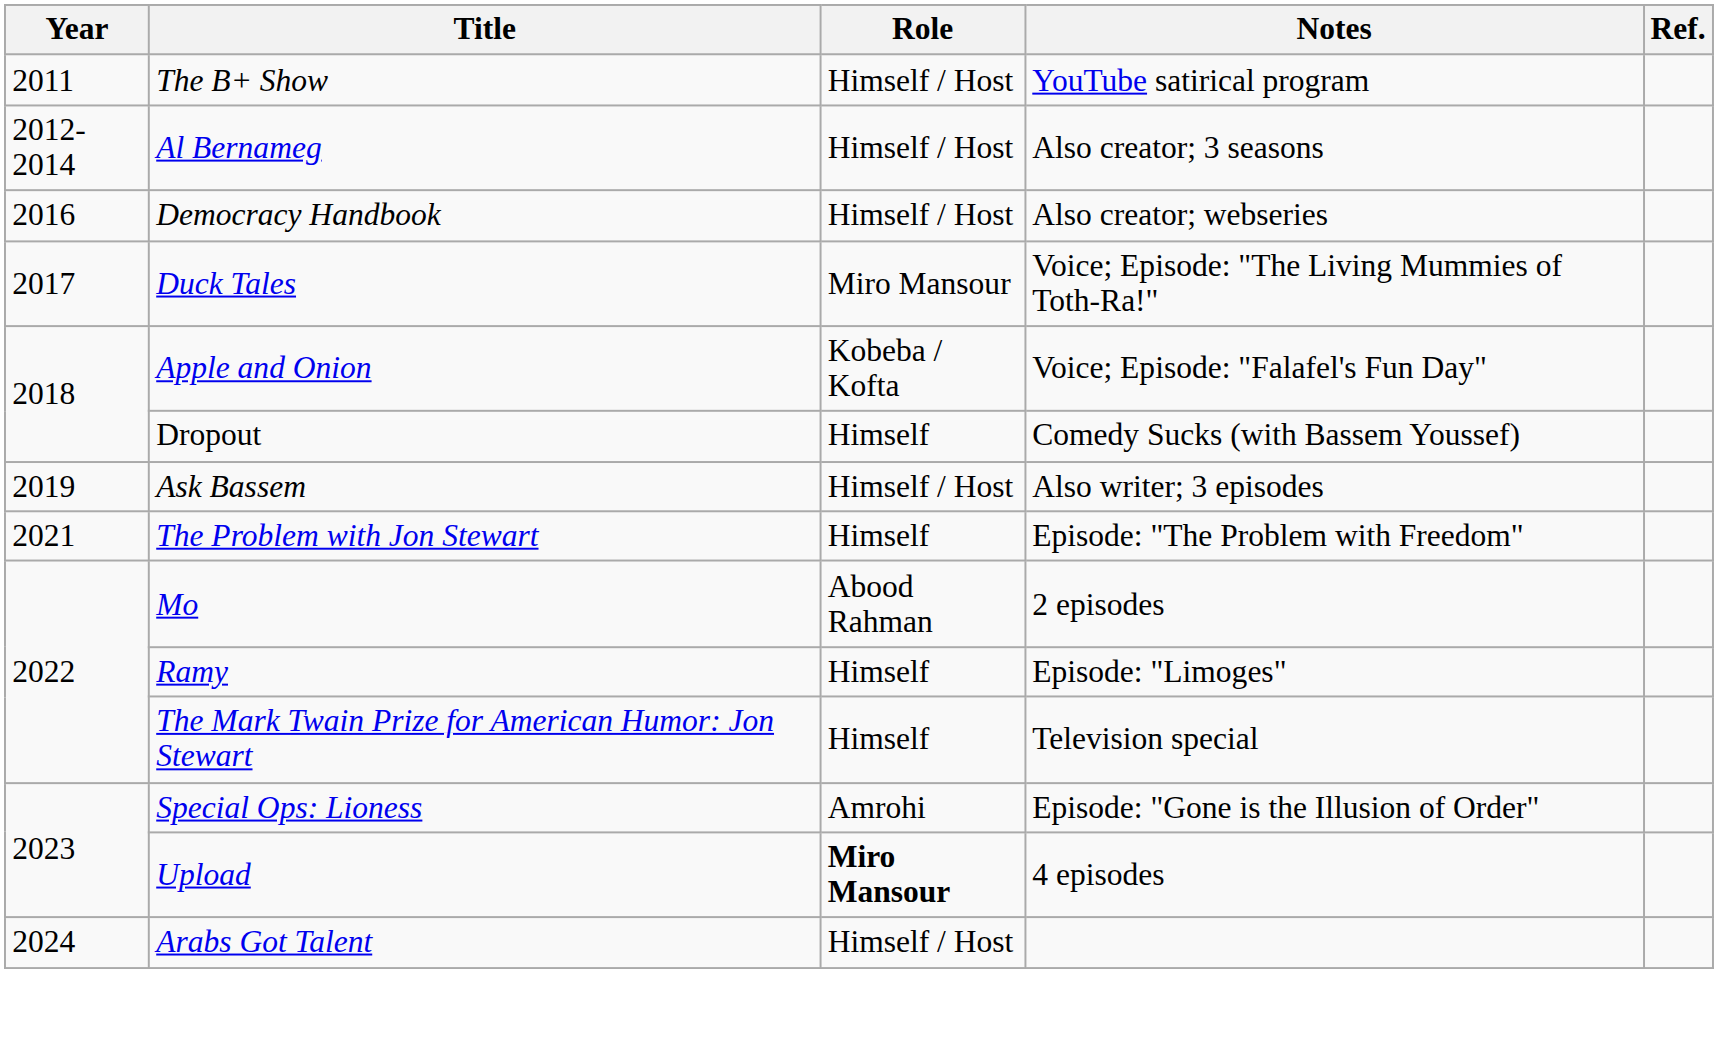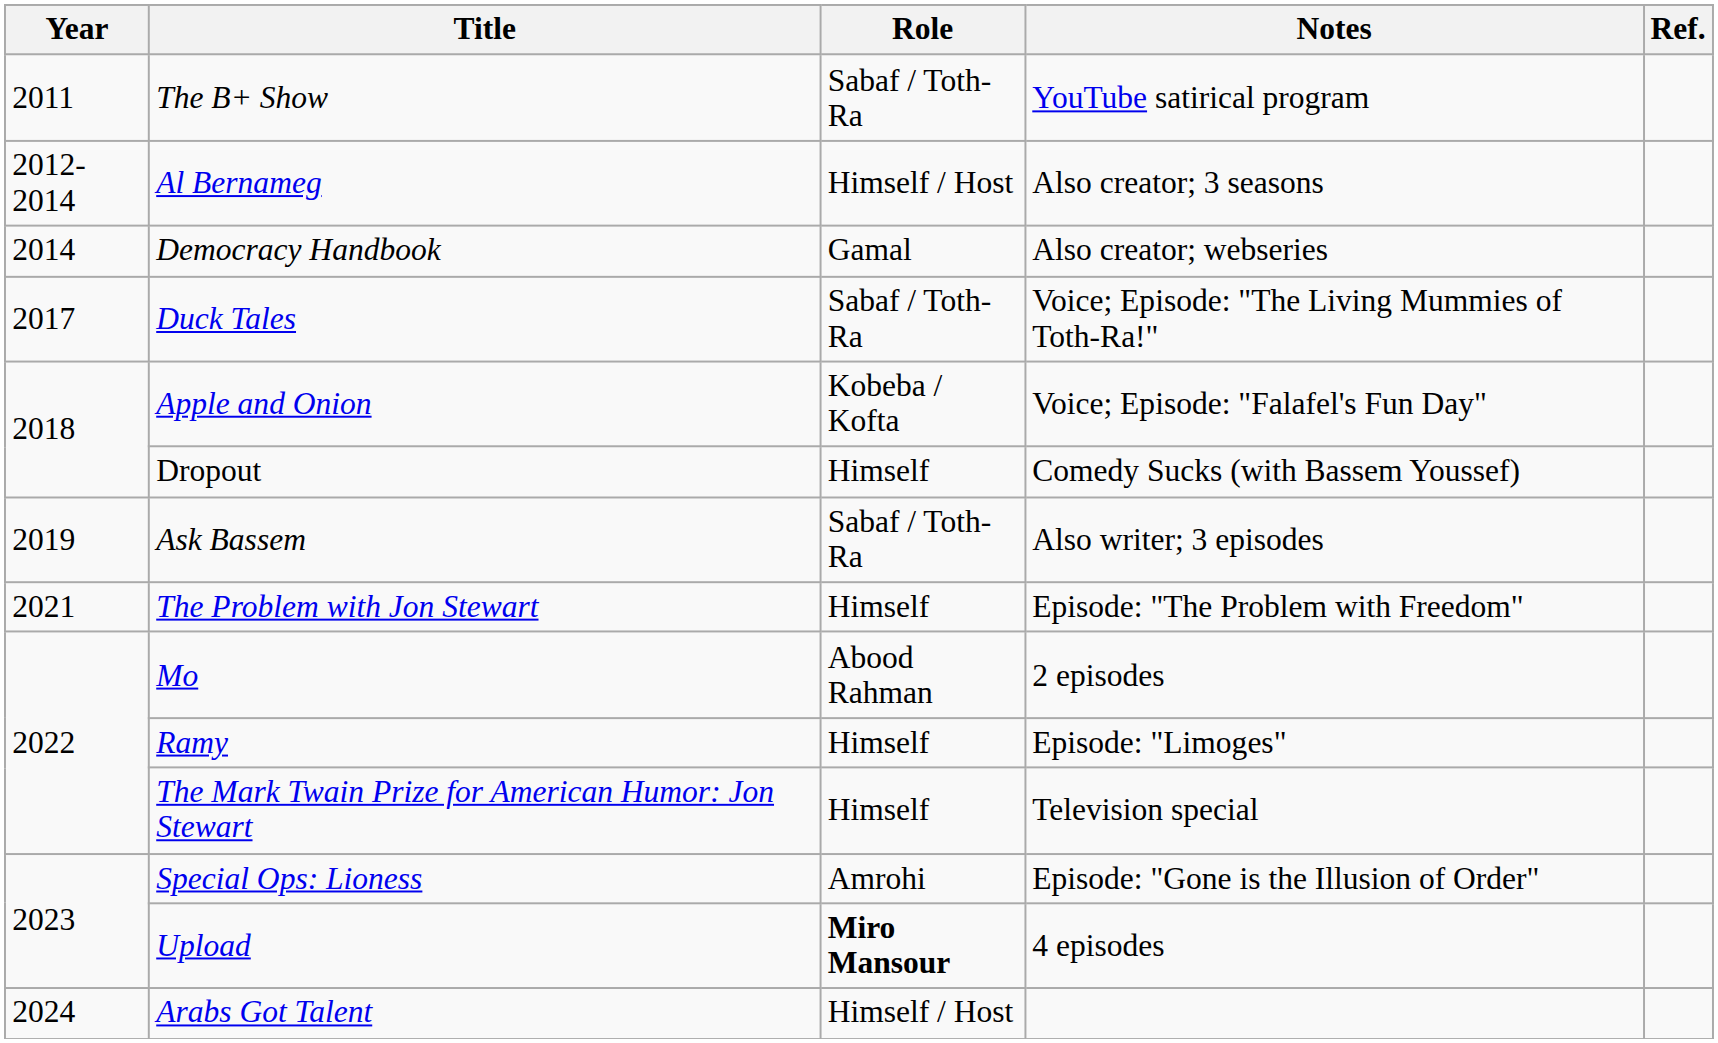(920, 79) Himself / Host -> (909, 97) Sabaf / Toth-Ra
(44, 214) 2016 -> (44, 250) 2014
(920, 214) Himself / Host -> (870, 250) Gamal
(919, 282) Miro Mansour -> (909, 318) Sabaf / Toth-Ra
(920, 485) Himself / Host -> (909, 538) Sabaf / Toth-Ra
